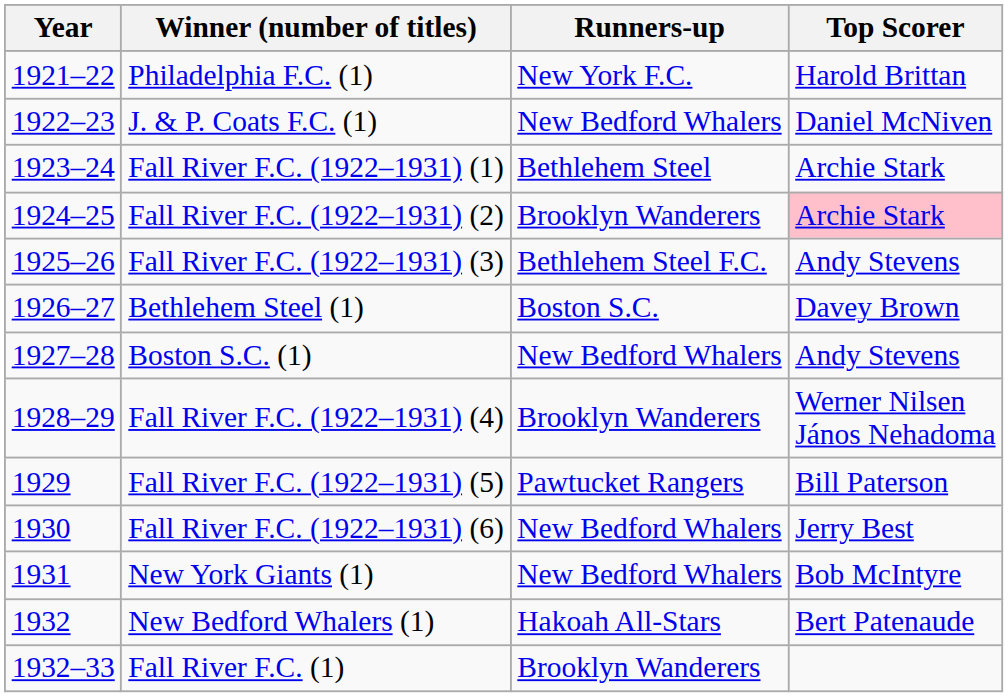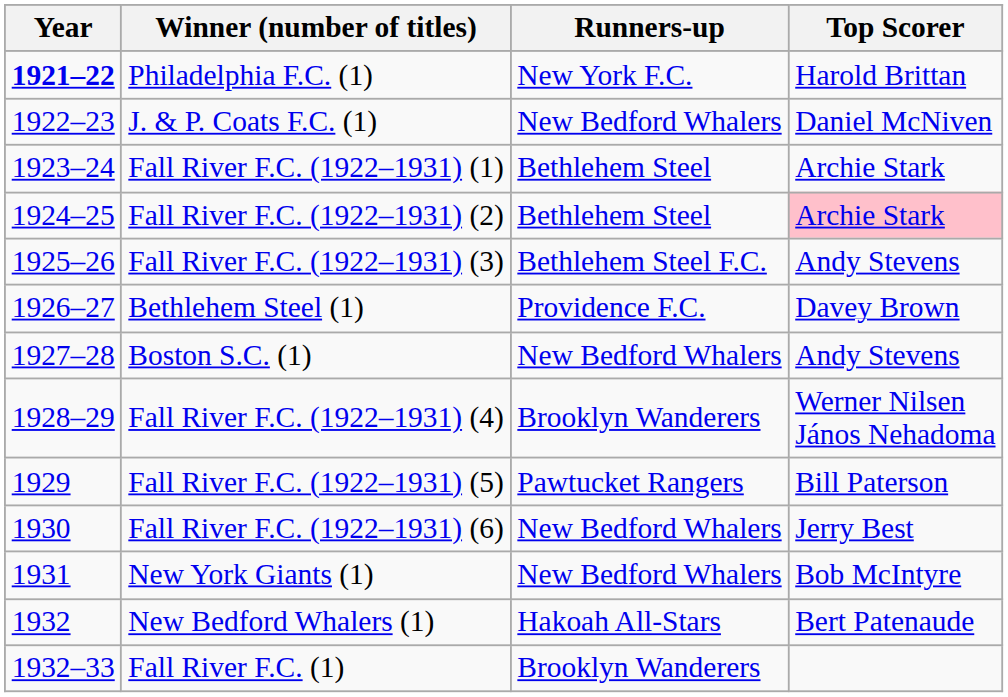(63, 74) normal -> (63, 74) bold
(639, 214) Brooklyn Wanderers -> (614, 214) Bethlehem Steel
(588, 307) Boston S.C. -> (611, 307) Providence F.C.
